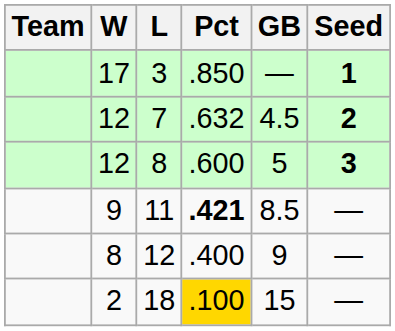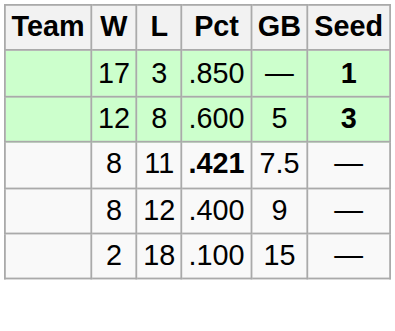- row: (159, 118)
(114, 210) 9 -> (114, 164) 8
(279, 210) 8.5 -> (279, 164) 7.5
(217, 301) gold background -> (217, 255) no background
